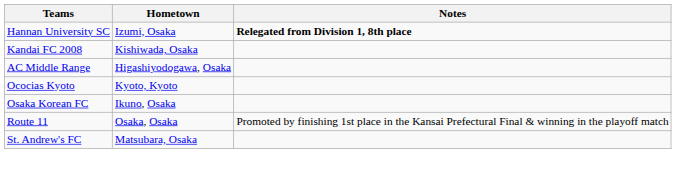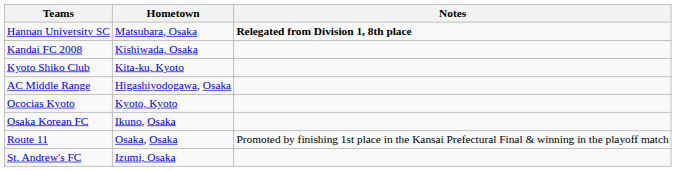(145, 31) Izumi, Osaka -> (156, 31) Matsubara, Osaka
+ row: (48, 67)
(156, 139) Matsubara, Osaka -> (145, 157) Izumi, Osaka
